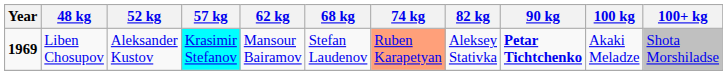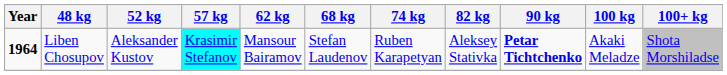(23, 49) 1969 -> (23, 49) 1964
(408, 49) lightsalmon background -> (408, 49) no background
